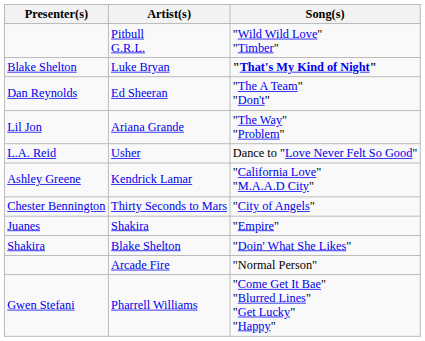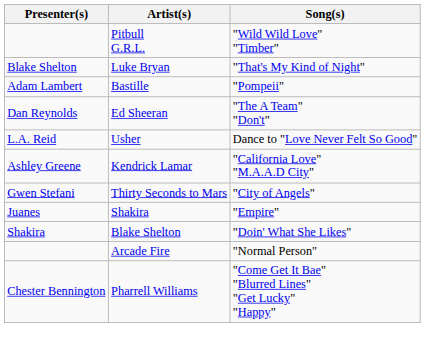(305, 67) bold -> (299, 67) normal
+ row: (130, 86)
- row: (148, 127)
(56, 206) Chester Bennington -> (41, 192) Gwen Stefani
(41, 305) Gwen Stefani -> (56, 291) Chester Bennington
